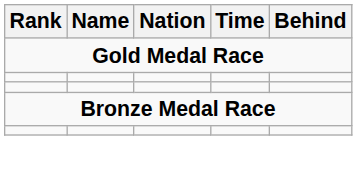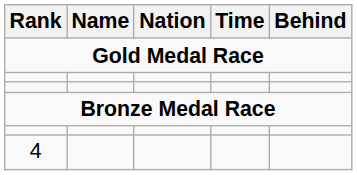+ row: (36, 152)
